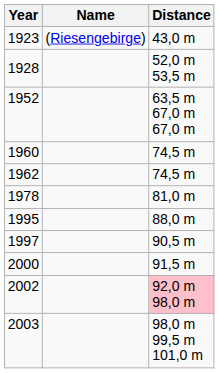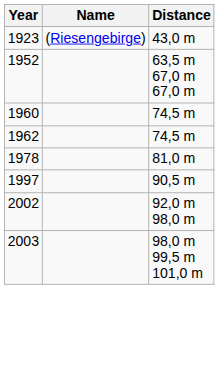- row: (23, 68)
- row: (23, 219)
- row: (23, 264)
(174, 294) pink background -> (174, 211) no background
